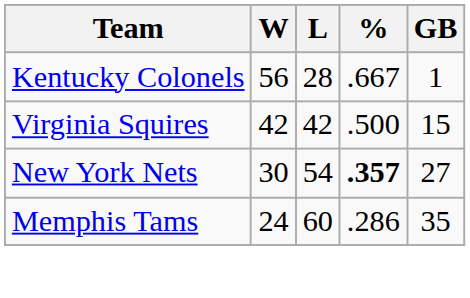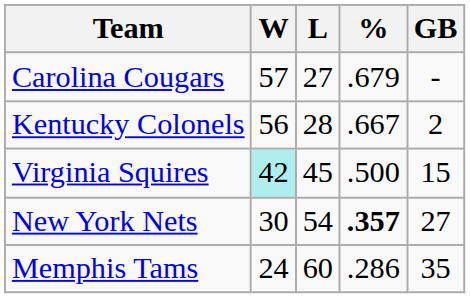+ row: (118, 76)
(436, 76) 1 -> (436, 124) 2
(274, 124) no background -> (274, 172) paleturquoise background
(318, 124) 42 -> (318, 172) 45
